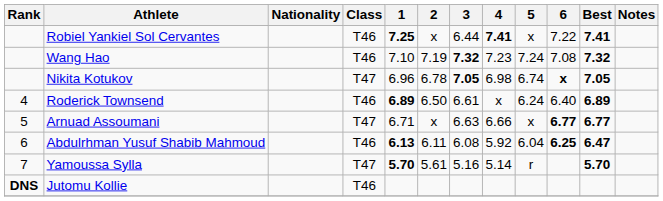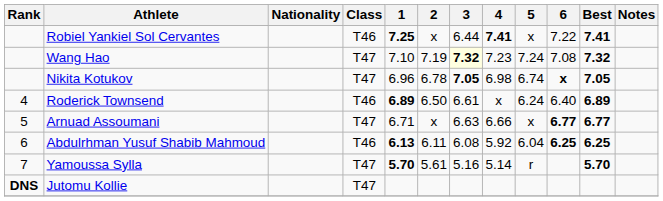(364, 57) T46 -> (364, 57) T47
(466, 57) no background -> (466, 57) lightyellow background
(597, 143) 6.47 -> (597, 143) 6.25
(364, 185) T46 -> (364, 185) T47
